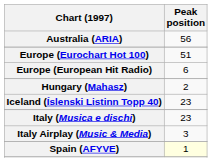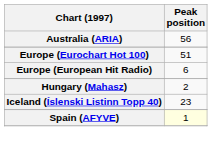- row: (84, 117)
- row: (84, 133)
